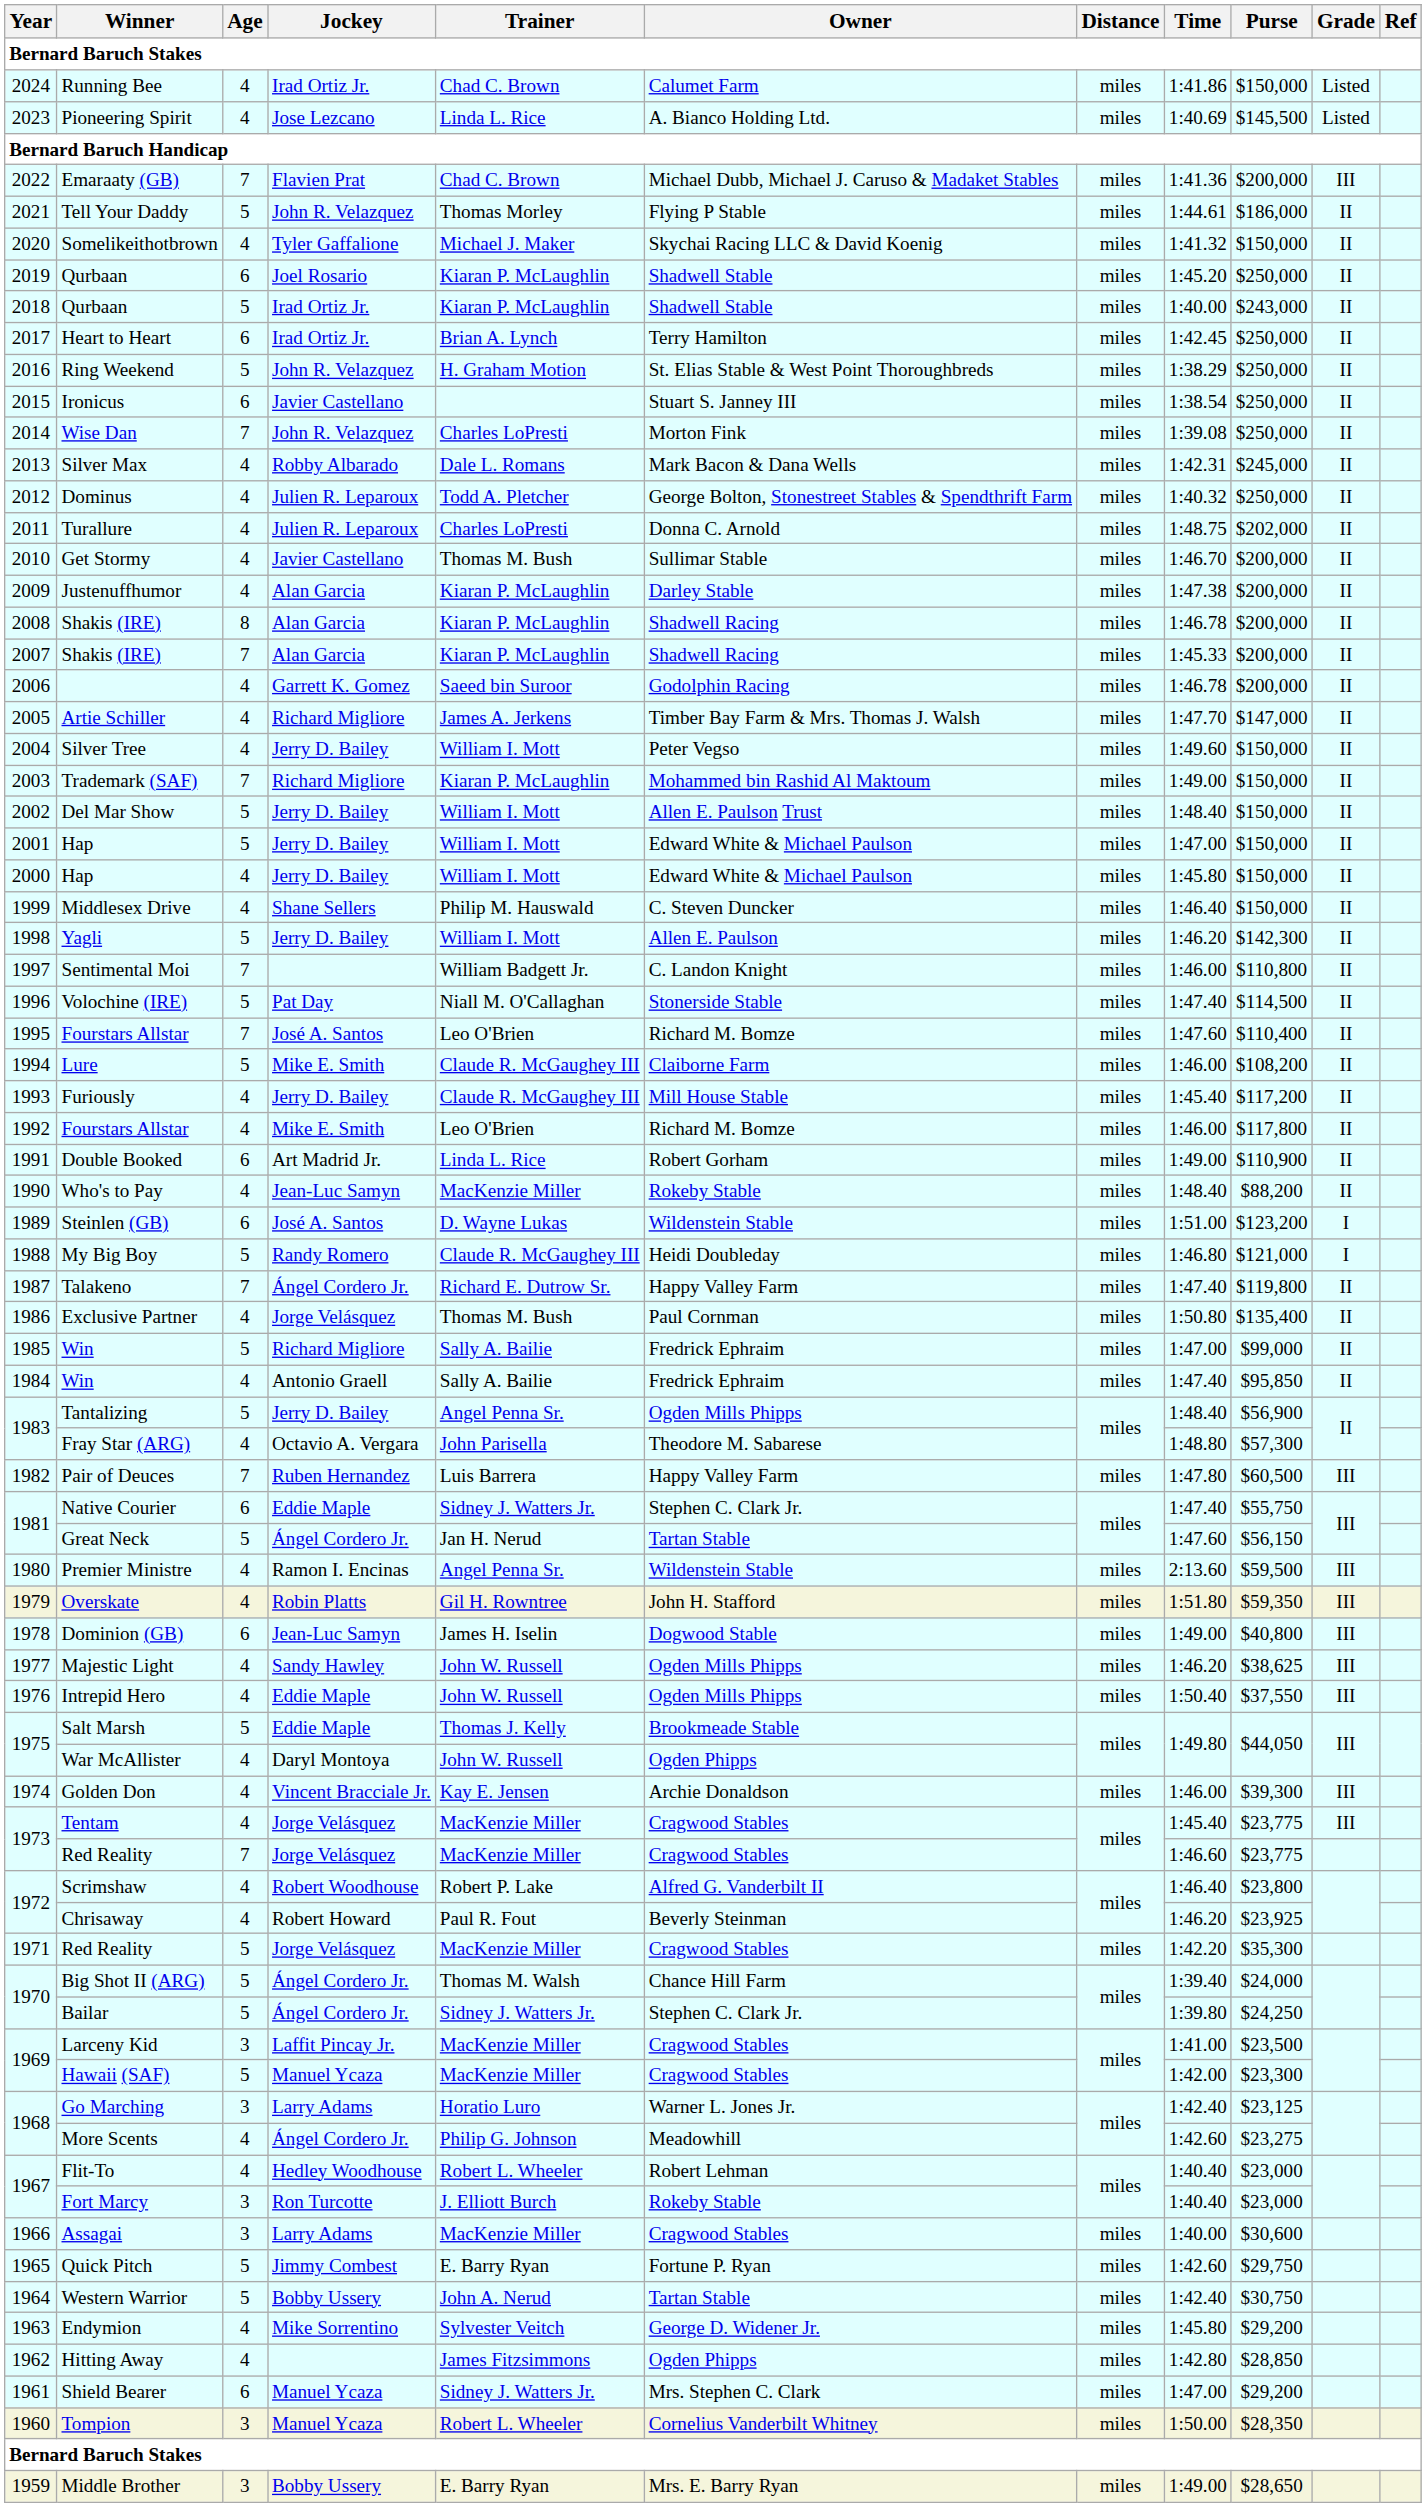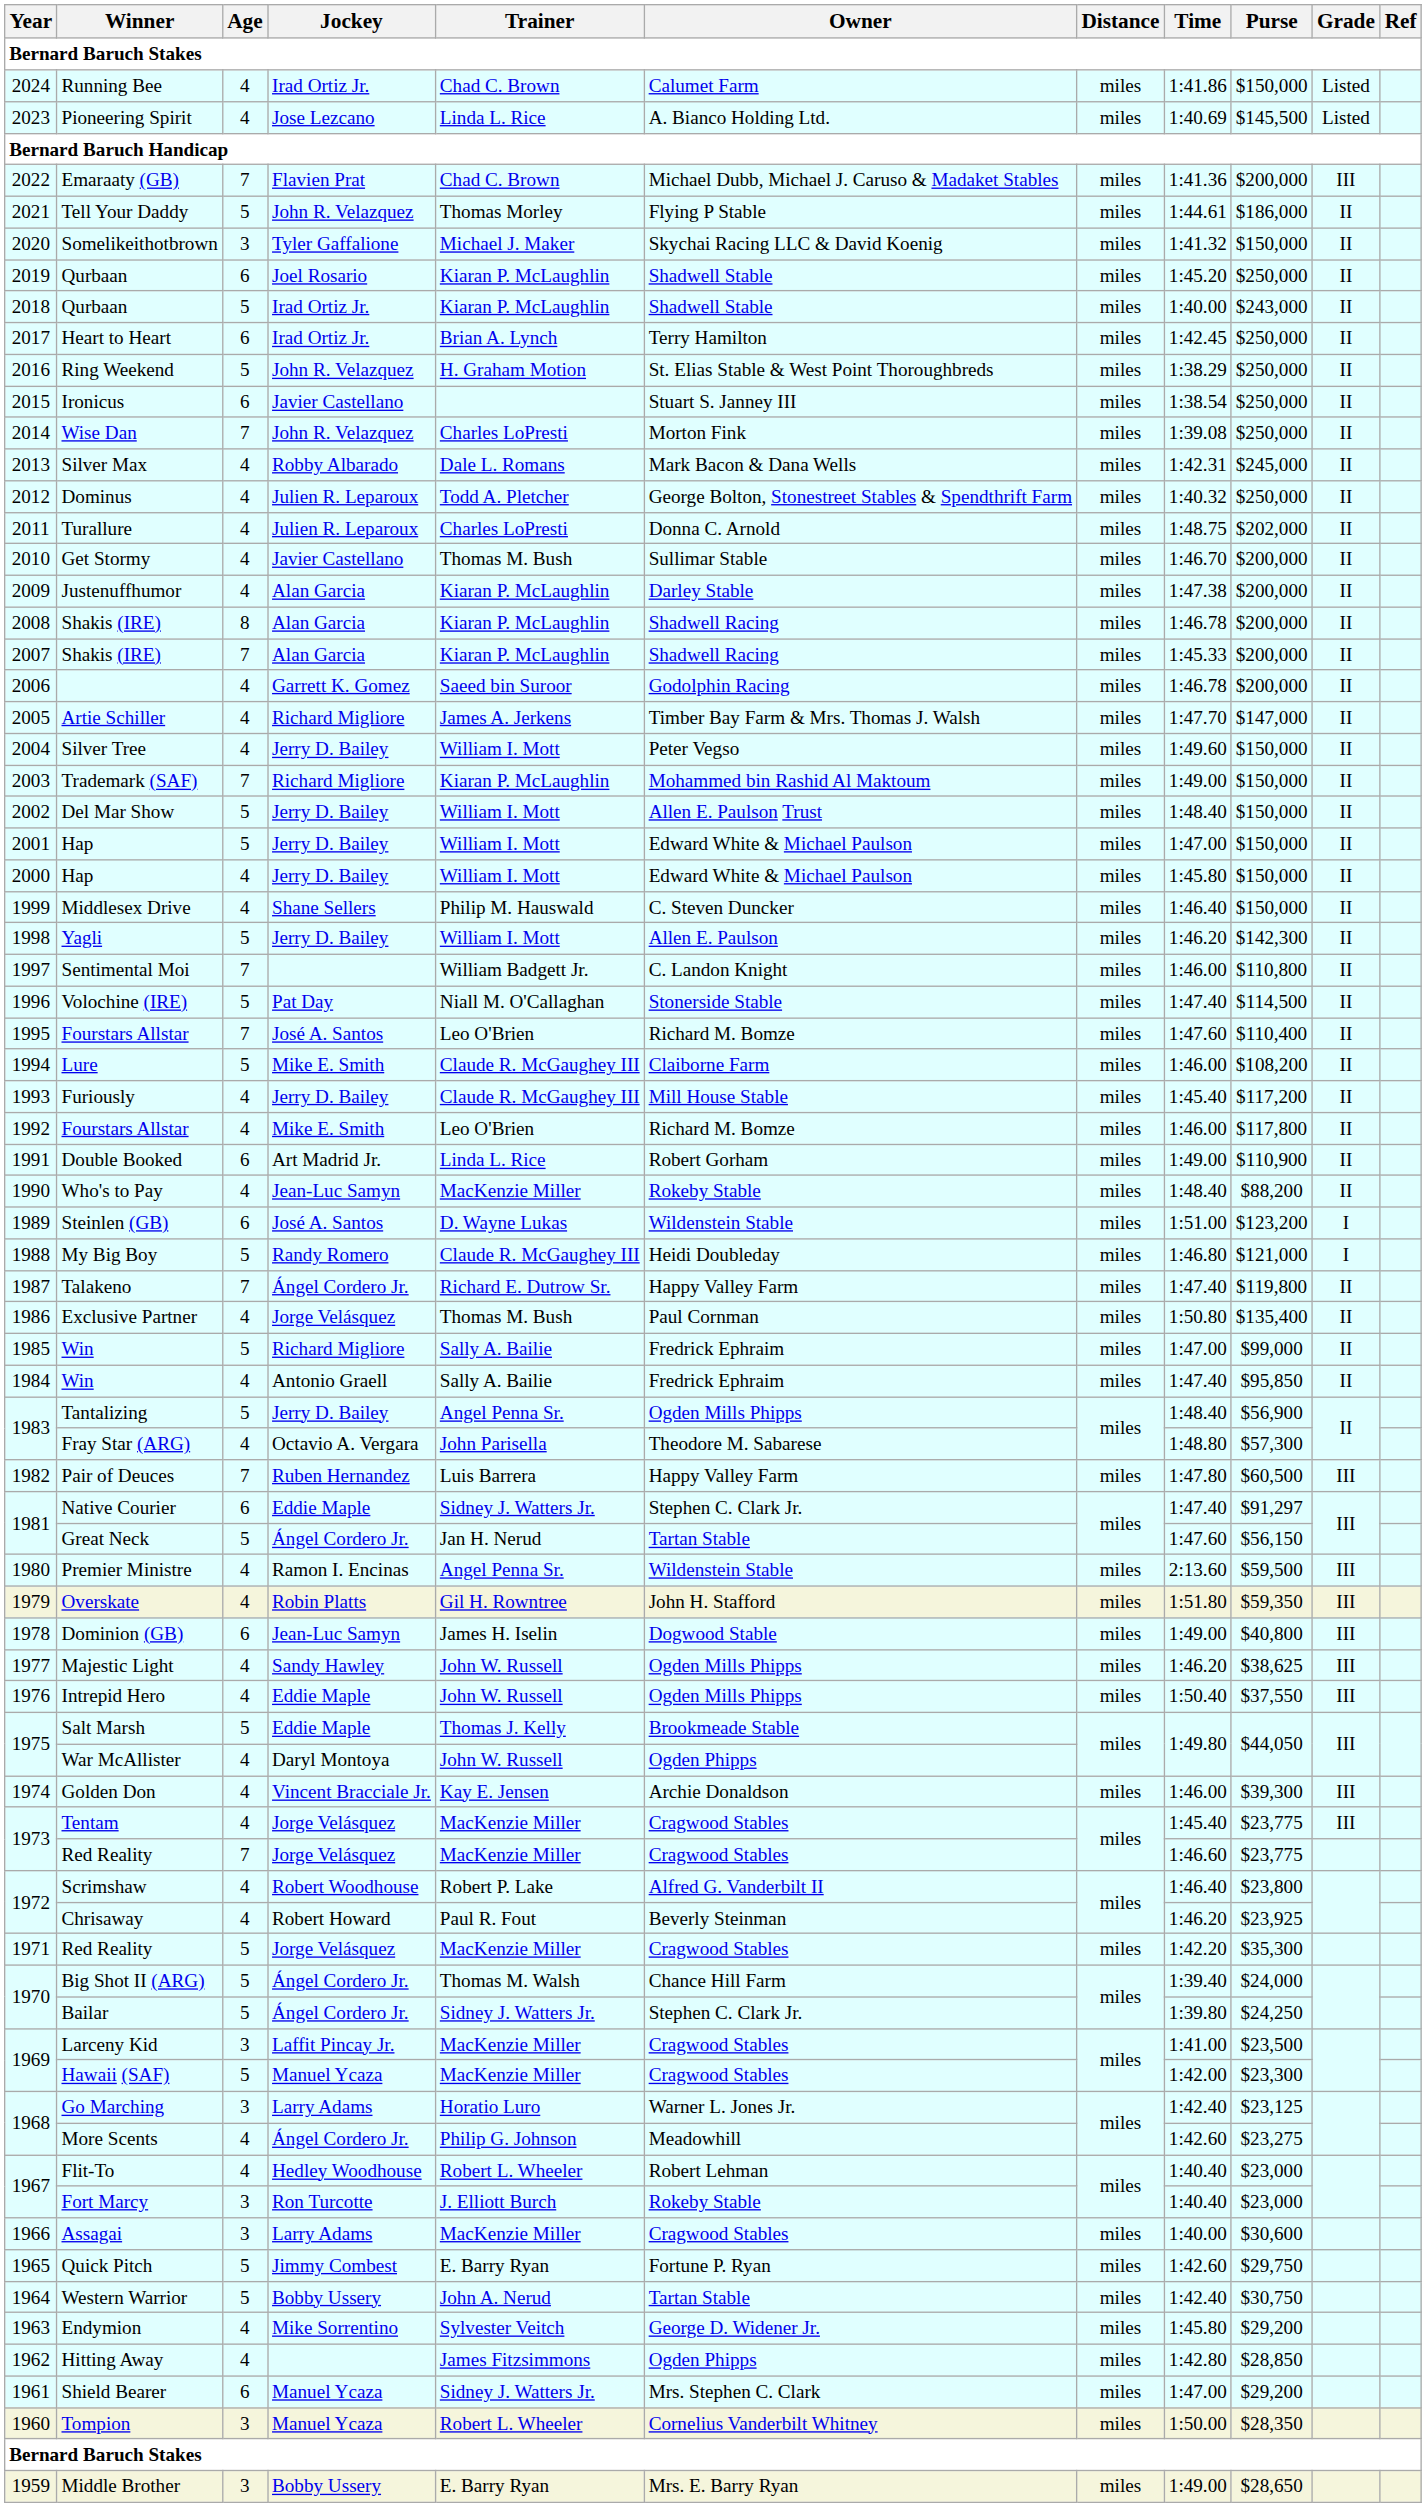(245, 243) 4 -> (245, 243) 3
(1272, 1507) $55,750 -> (1272, 1507) $91,297
